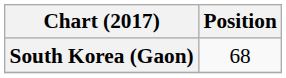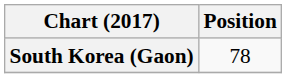(240, 55) 68 -> (240, 55) 78
